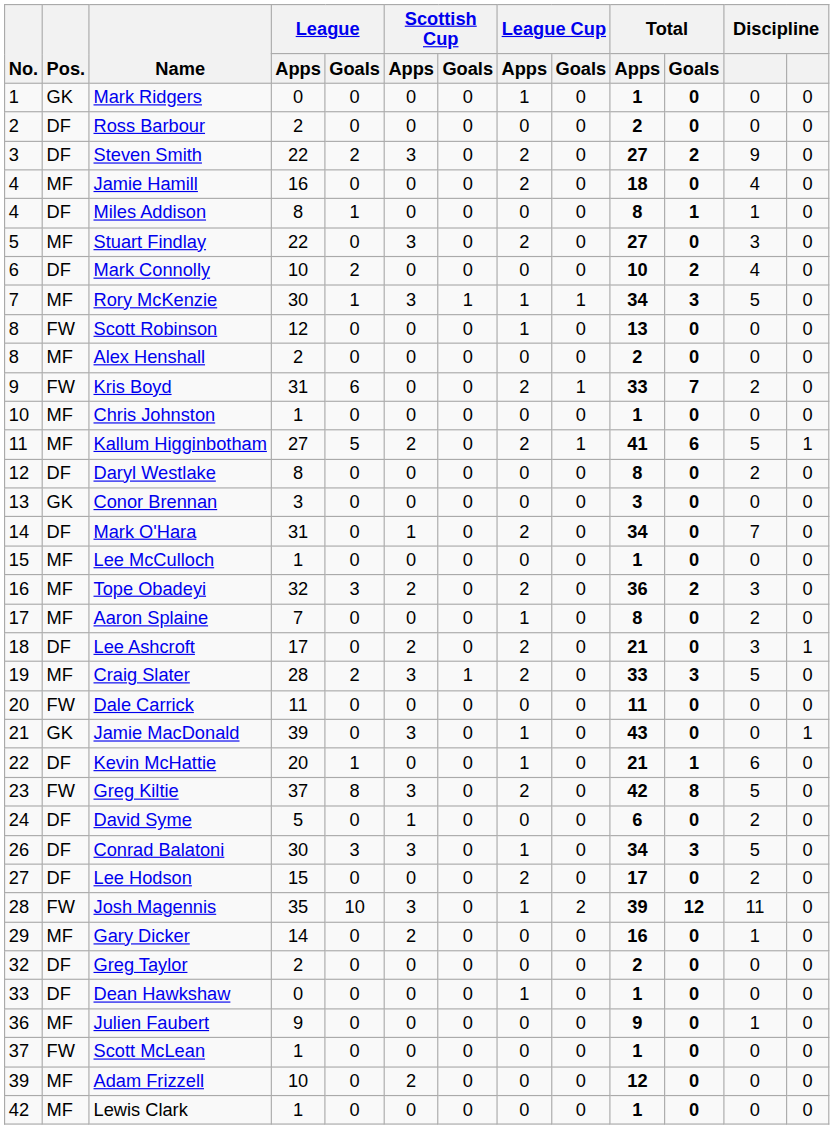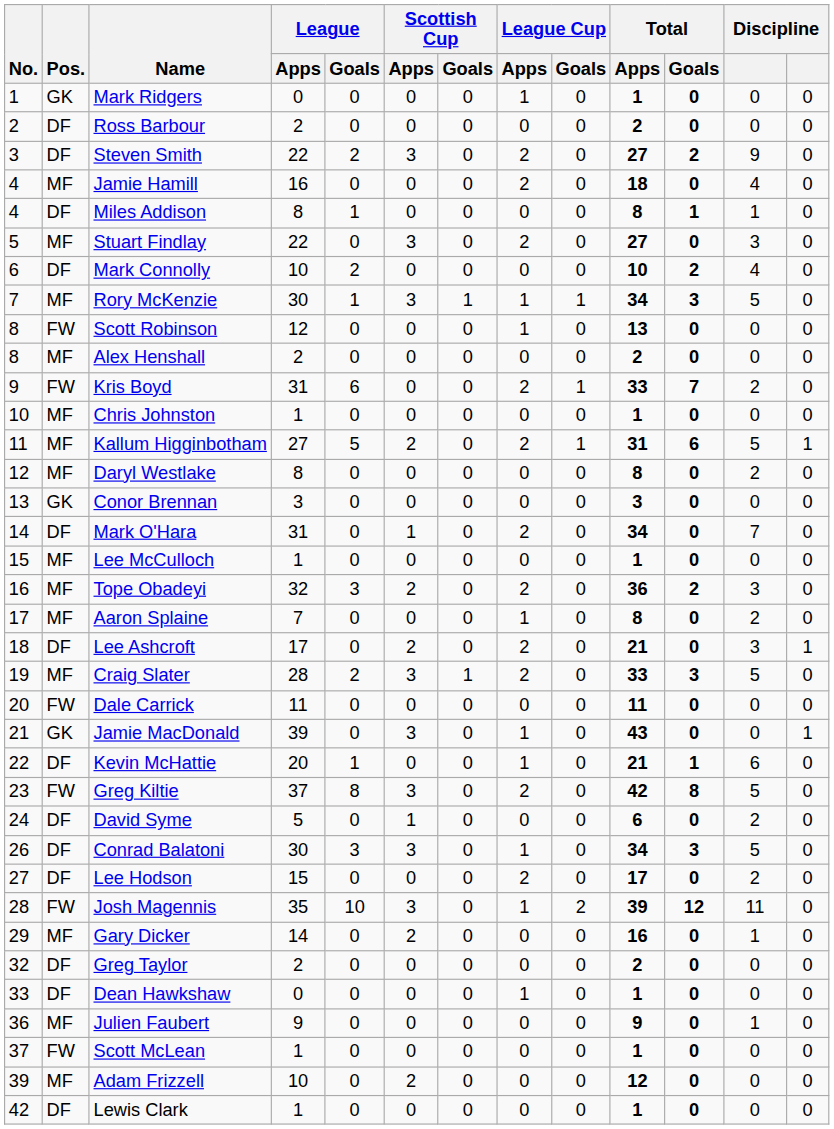(637, 444) 41 -> (637, 444) 31
(59, 473) DF -> (60, 473) MF
(60, 1109) MF -> (59, 1109) DF
